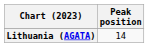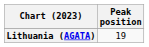(121, 36) 14 -> (121, 36) 19
